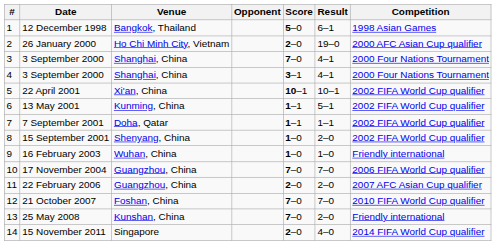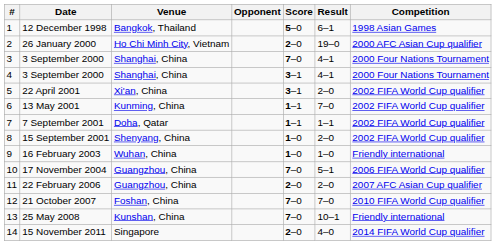(296, 91) 10–1 -> (294, 91) 3–1
(328, 91) 10–1 -> (326, 91) 2–0
(326, 106) 5–1 -> (326, 106) 7–0
(326, 169) 7–0 -> (326, 169) 5–1
(326, 216) 2–0 -> (328, 216) 10–1
